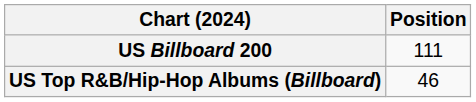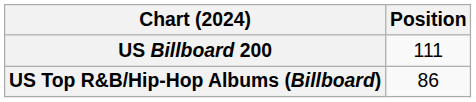(428, 81) 46 -> (428, 81) 86
